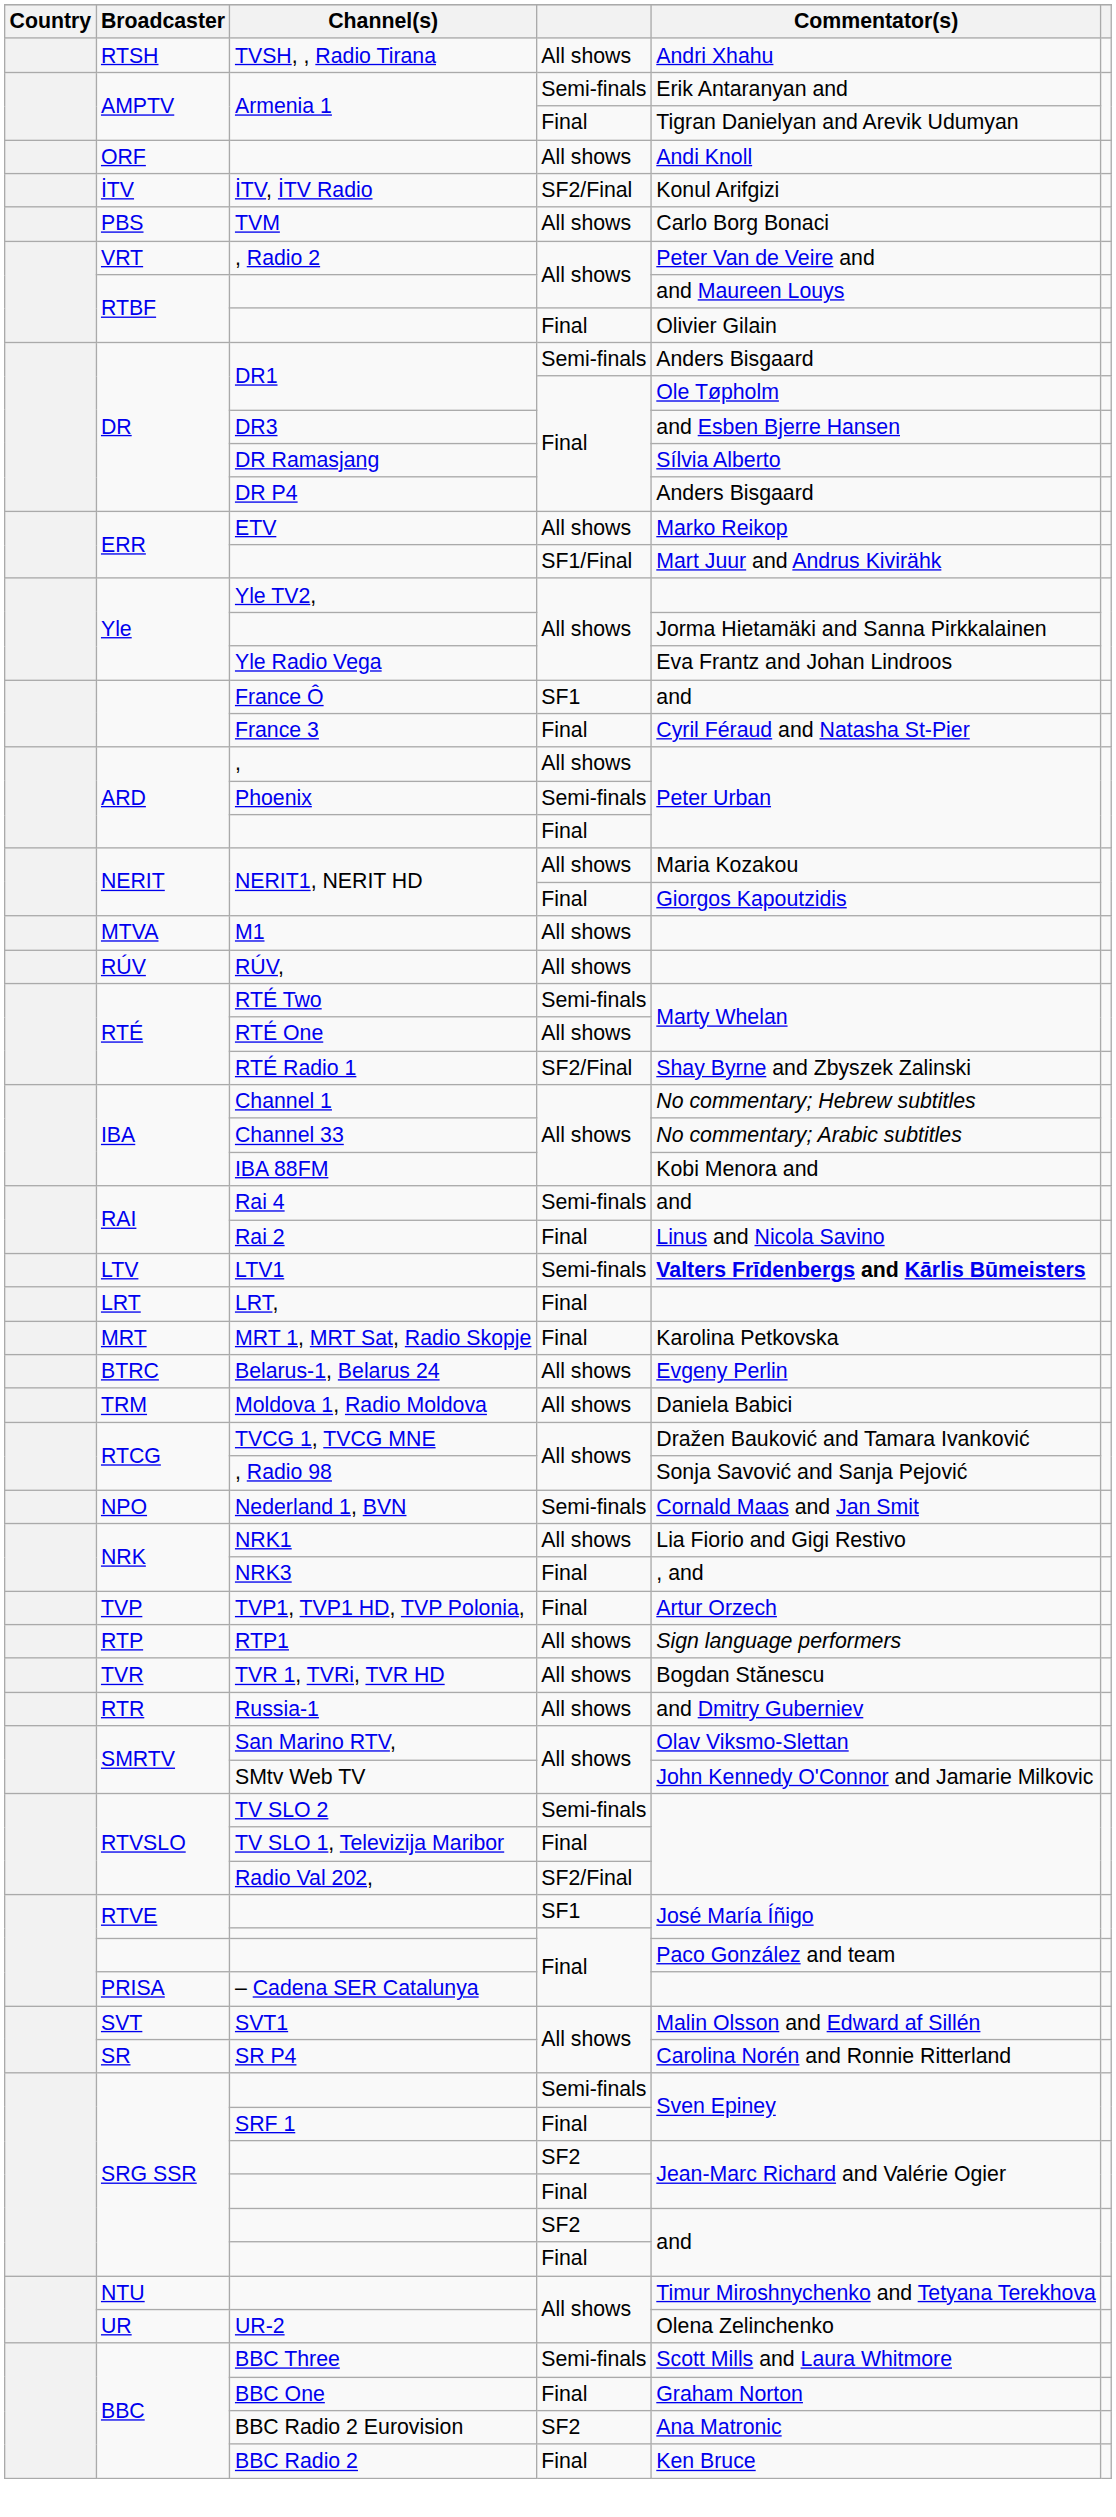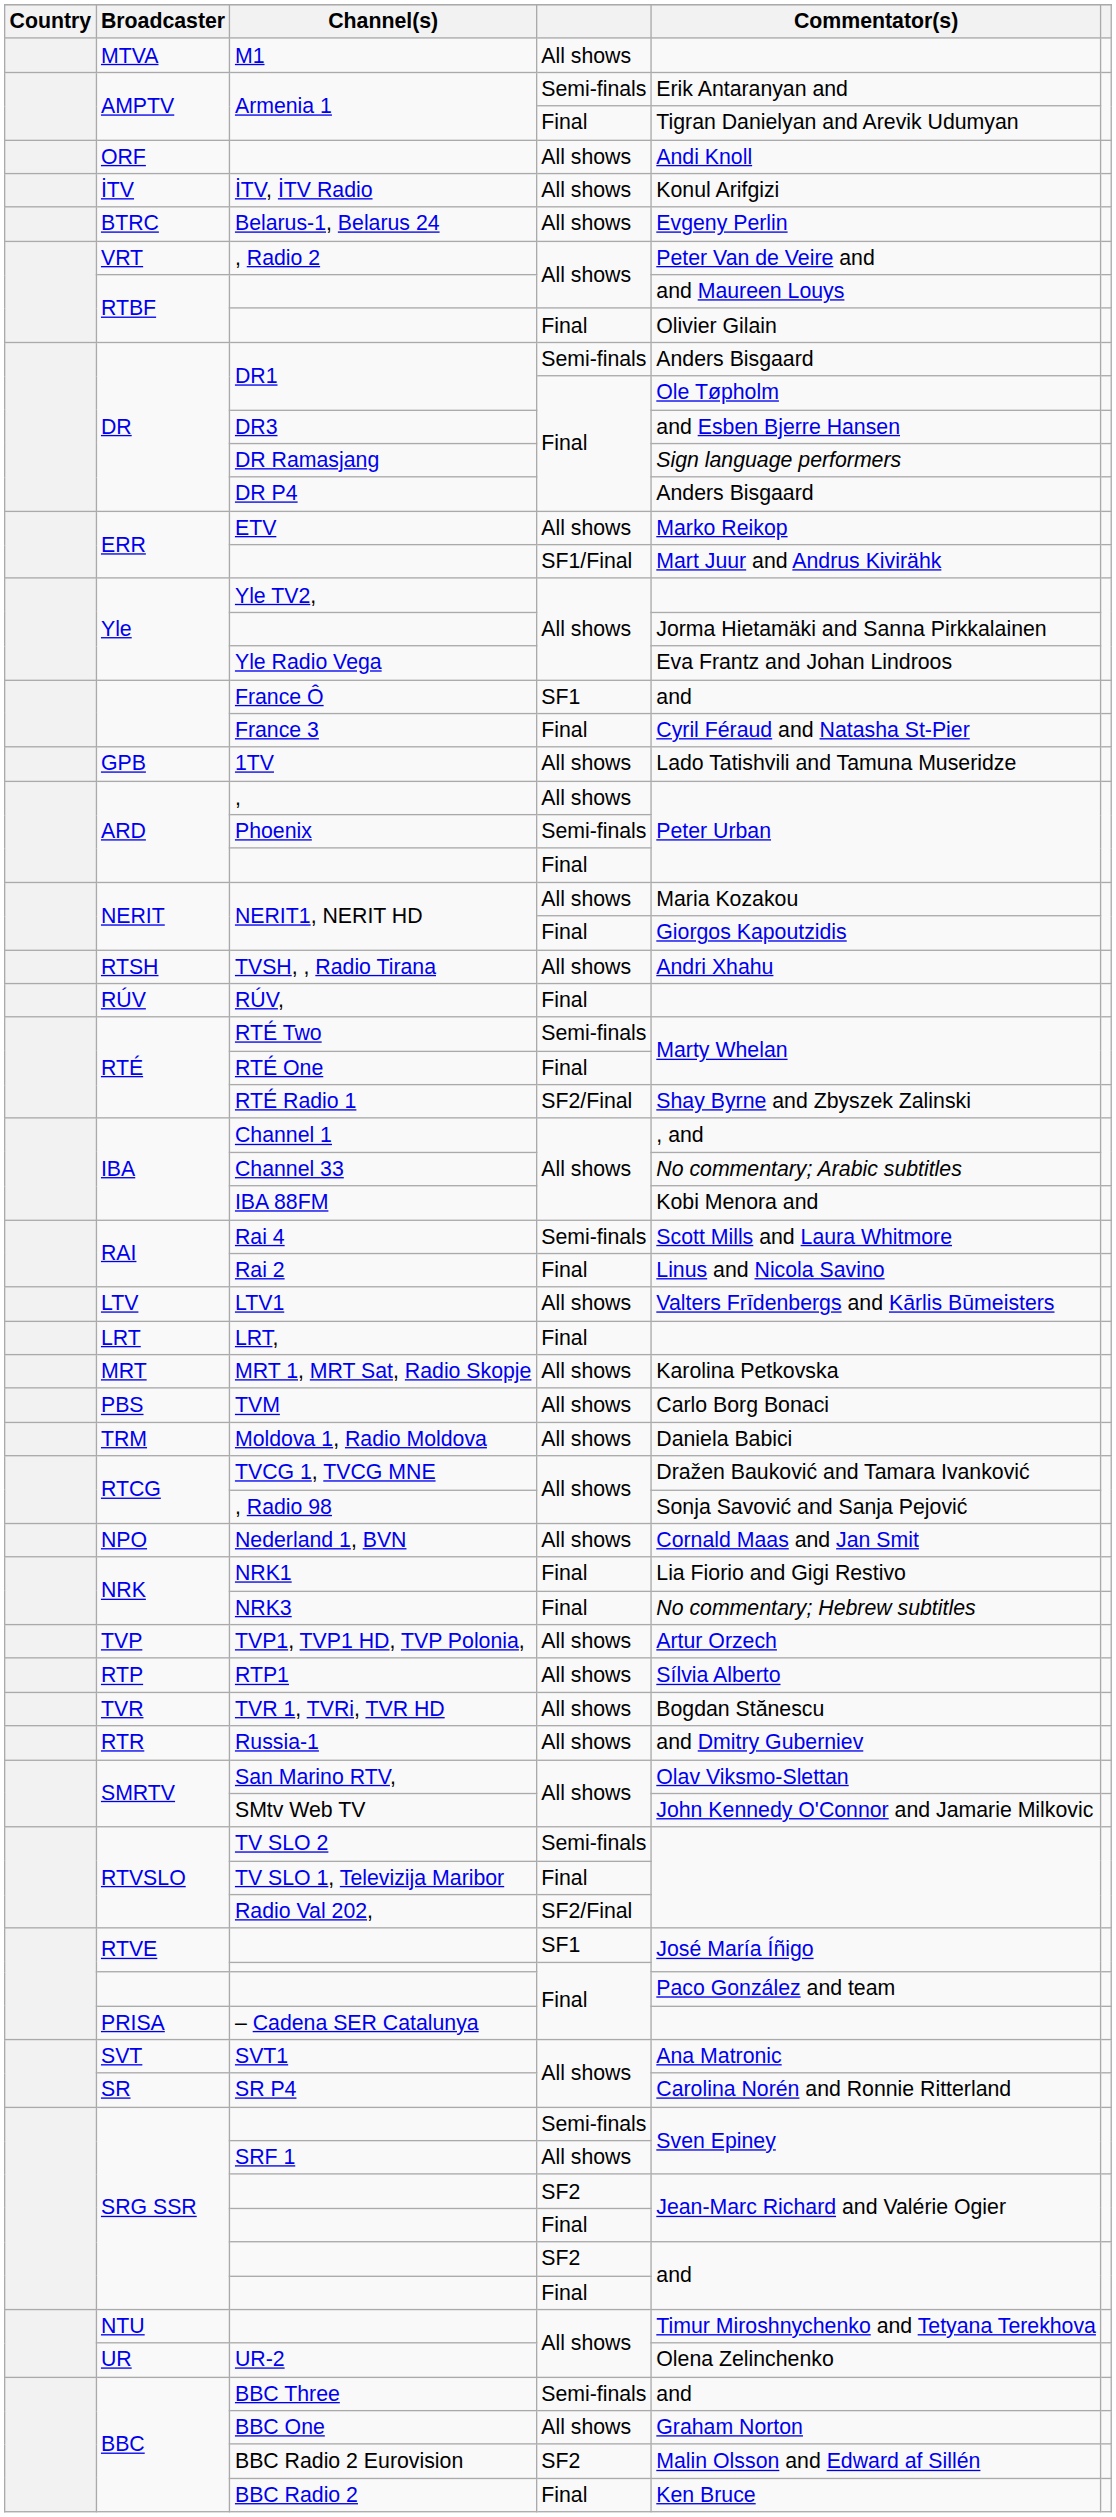rows swapped: (130, 55) <-> (130, 932)
(587, 190) SF2/Final -> (586, 190) All shows
rows swapped: (130, 1371) <-> (122, 223)
(718, 460) Sílvia Alberto -> (779, 460) Sign language performers
+ row: (123, 763)
(586, 966) All shows -> (564, 1000) Final
(586, 1033) All shows -> (564, 1067) Final
(816, 1101) No commentary; Hebrew subtitles -> (680, 1135) , and
(674, 1202) and -> (804, 1236) Scott Mills and Laura Whitmore
(594, 1270) Semi-finals -> (586, 1303) All shows
(871, 1270) bold -> (855, 1303) normal
(564, 1337) Final -> (586, 1371) All shows
(594, 1506) Semi-finals -> (586, 1540) All shows
(586, 1540) All shows -> (564, 1573) Final
(680, 1573) , and -> (816, 1607) No commentary; Hebrew subtitles
(564, 1607) Final -> (586, 1641) All shows
(779, 1641) Sign language performers -> (718, 1675) Sílvia Alberto
(818, 2022) Malin Olsson and Edward af Sillén -> (719, 2056) Ana Matronic
(564, 2123) Final -> (586, 2157) All shows
(804, 2359) Scott Mills and Laura Whitmore -> (674, 2393) and
(564, 2393) Final -> (586, 2427) All shows
(719, 2427) Ana Matronic -> (818, 2461) Malin Olsson and Edward af Sillén
